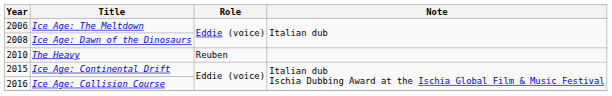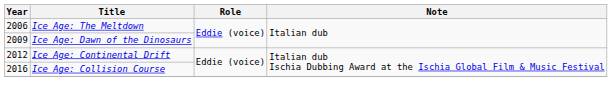(17, 40) 2008 -> (17, 40) 2009
- row: (56, 55)
(17, 69) 2015 -> (17, 55) 2012
